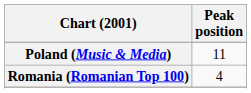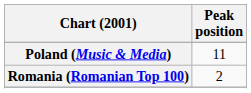(219, 76) 4 -> (219, 76) 2
